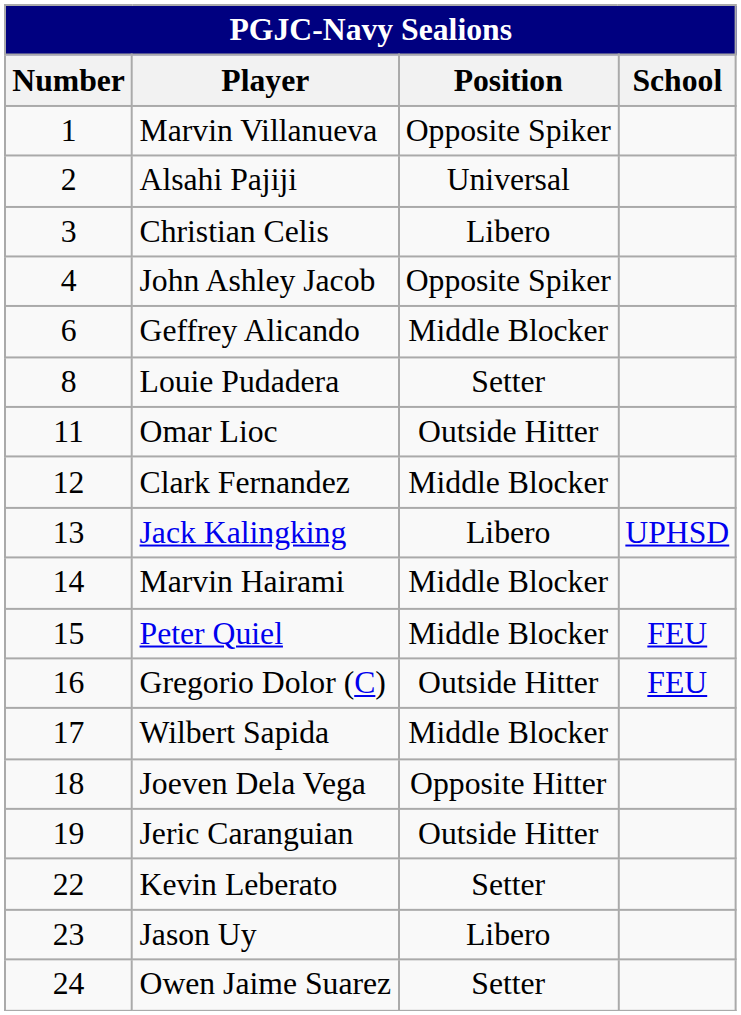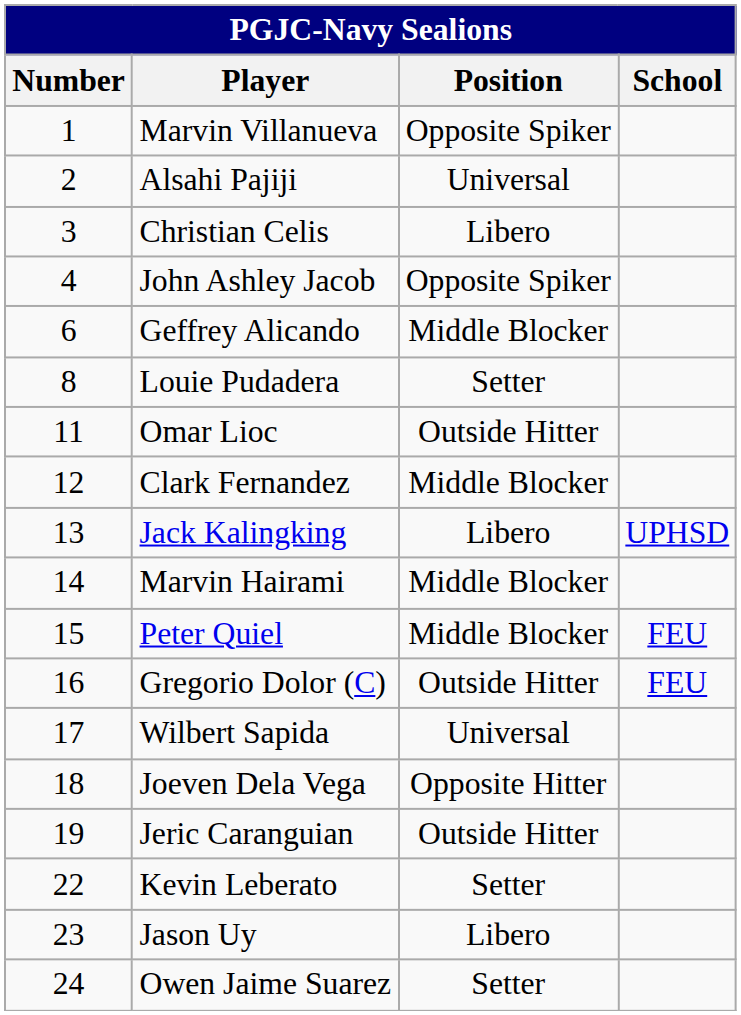(508, 733) Middle Blocker -> (508, 733) Universal
